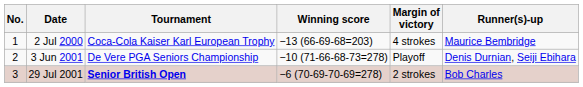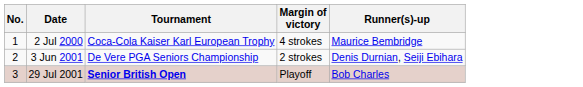- column: (334, 19)
(409, 58) Playoff -> (301, 58) 2 strokes
(414, 74) 2 strokes -> (295, 74) Playoff
